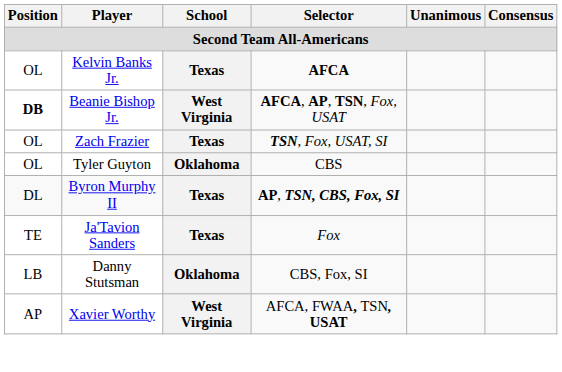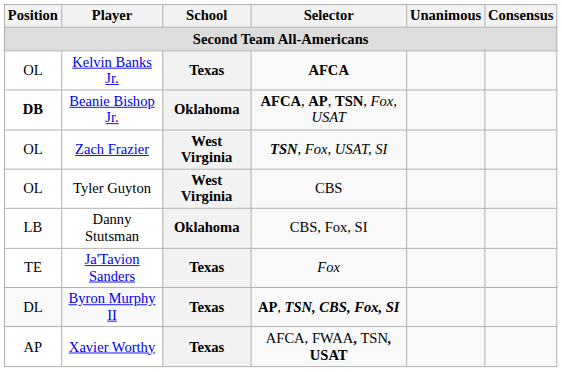(207, 109) West Virginia -> (207, 109) Oklahoma
(207, 141) Texas -> (207, 149) West Virginia
(207, 164) Oklahoma -> (207, 188) West Virginia
rows swapped: (112, 195) <-> (112, 274)
(207, 313) West Virginia -> (207, 346) Texas
